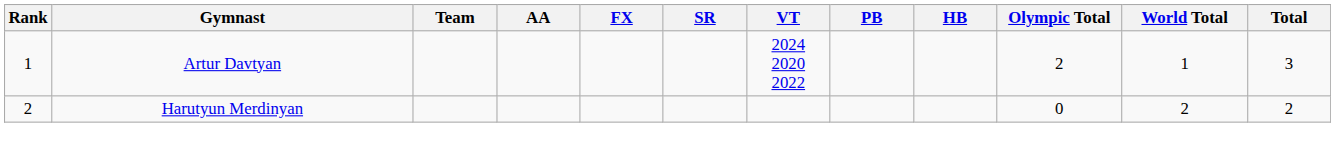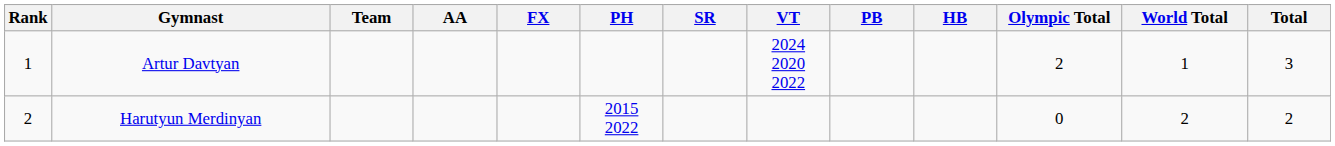+ column: (622, 17)
